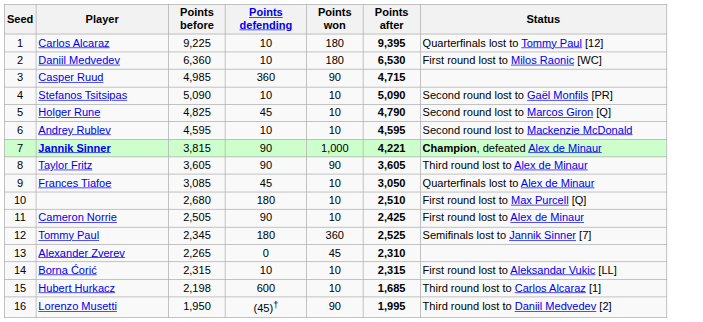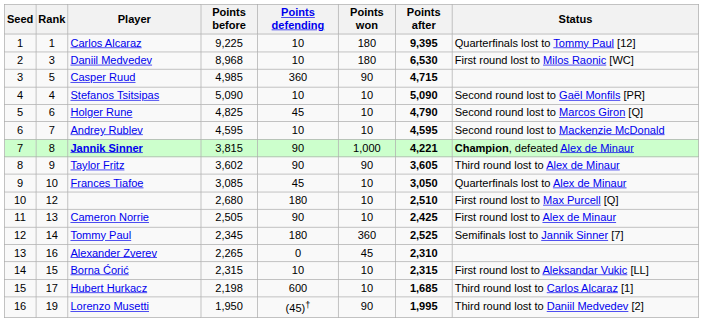+ column: (52, 19)
(197, 60) 6,360 -> (229, 60) 8,968
(197, 165) 3,605 -> (229, 165) 3,602
